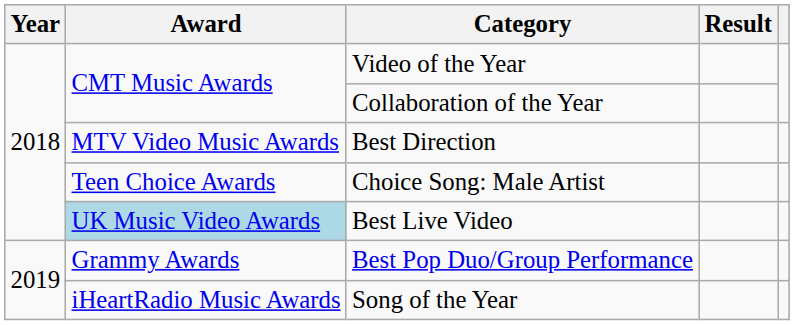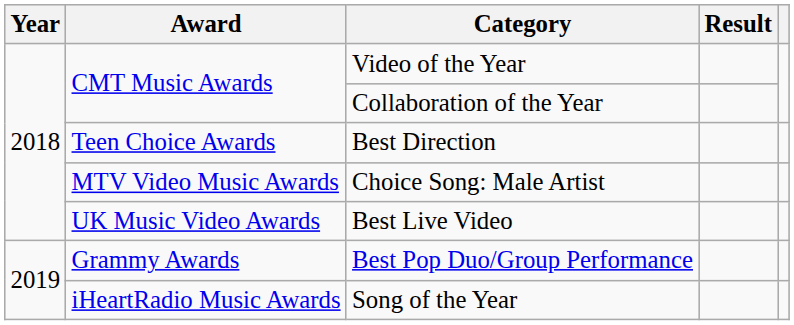(205, 142) MTV Video Music Awards -> (174, 142) Teen Choice Awards
(174, 181) Teen Choice Awards -> (205, 181) MTV Video Music Awards
(196, 220) lightblue background -> (196, 220) no background
